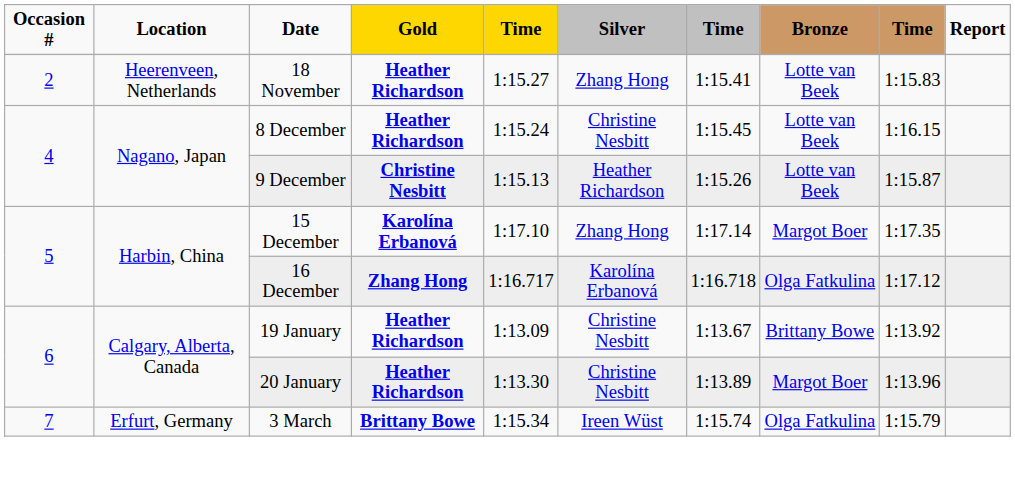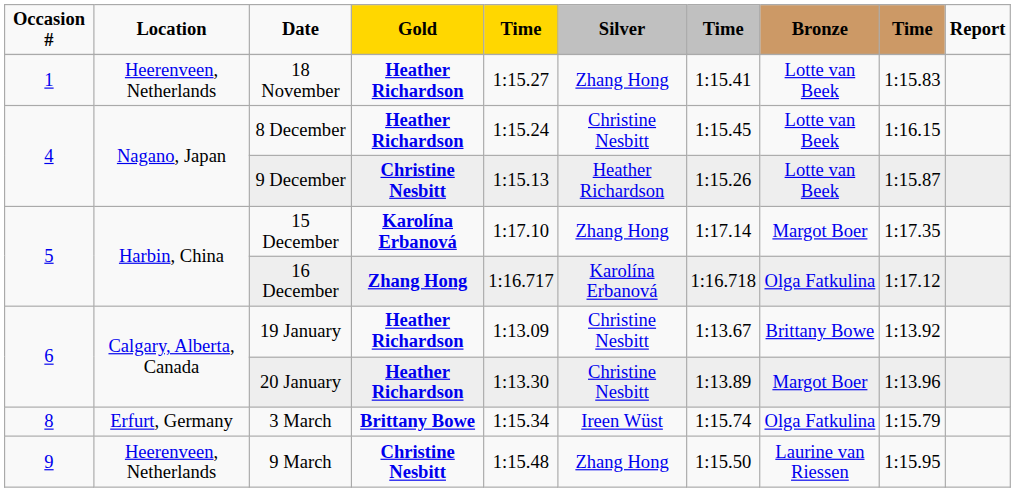(49, 79) 2 -> (49, 79) 1
(49, 421) 7 -> (49, 421) 8
+ row: (300, 461)
